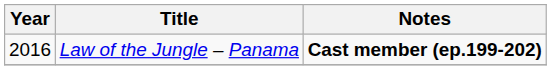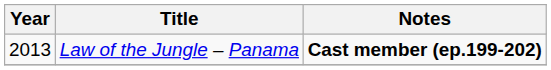(30, 49) 2016 -> (30, 49) 2013
